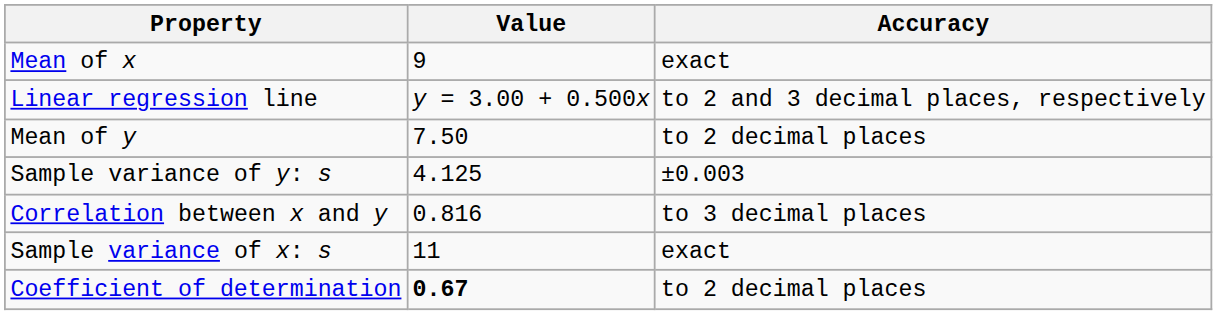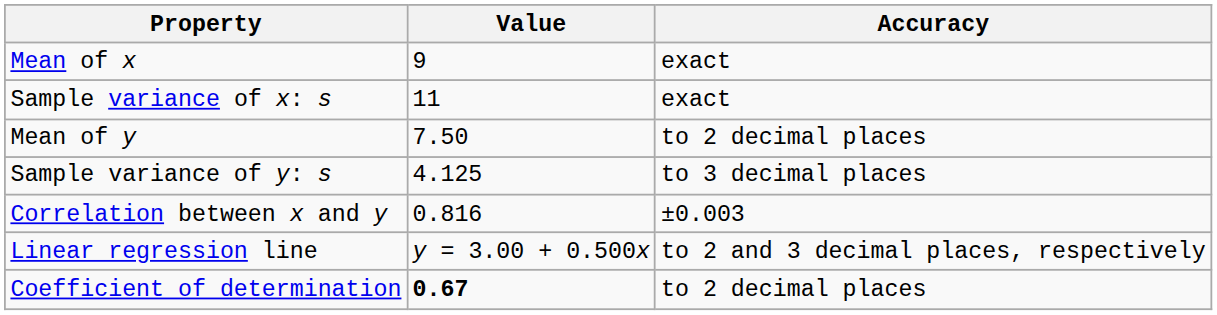rows swapped: (171, 251) <-> (164, 100)
(703, 176) ±0.003 -> (794, 176) to 3 decimal places
(794, 213) to 3 decimal places -> (703, 213) ±0.003
